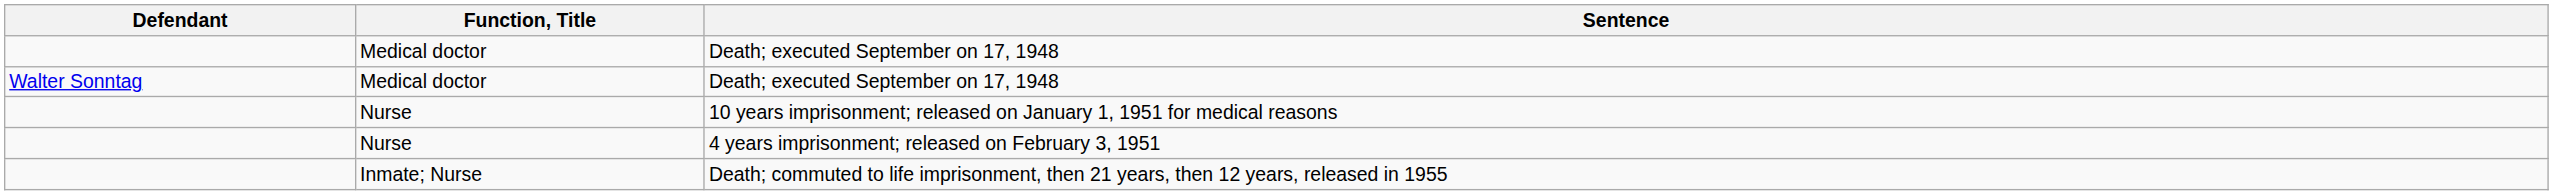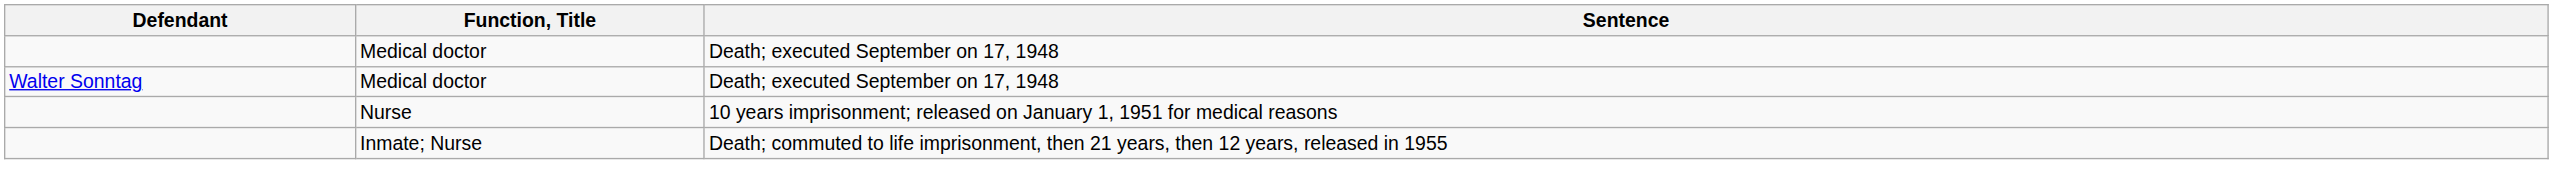- row: (180, 143)
